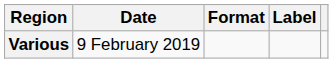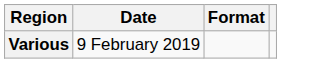- column: (294, 17)
